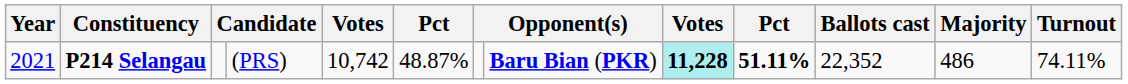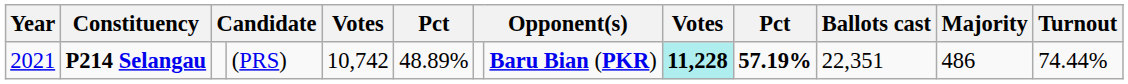(434, 60) 48.87% -> (434, 60) 48.89%
(774, 60) 51.11% -> (775, 60) 57.19%
(852, 60) 22,352 -> (853, 60) 22,351
(1071, 60) 74.11% -> (1073, 60) 74.44%
